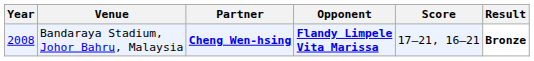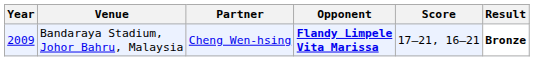(21, 40) 2008 -> (21, 40) 2009
(240, 40) bold -> (240, 40) normal
